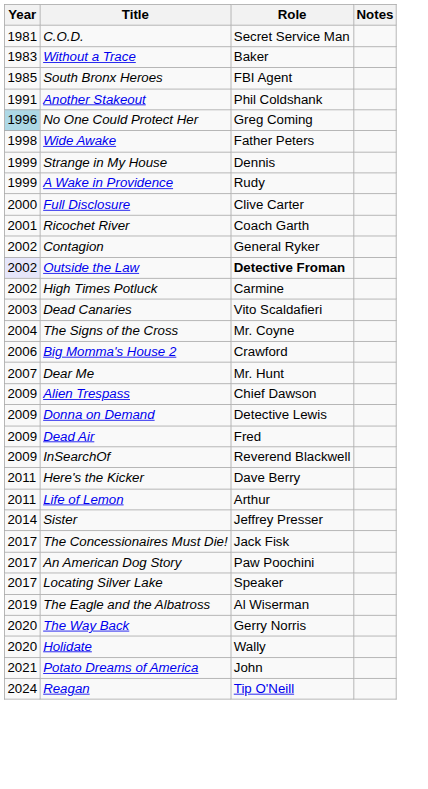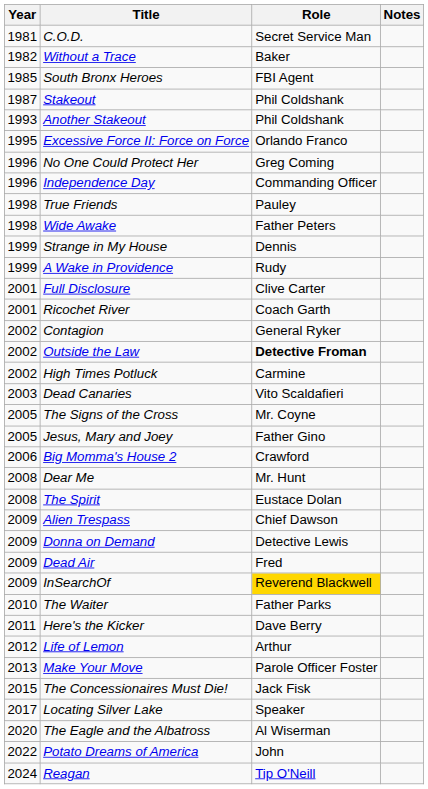(22, 57) 1983 -> (22, 57) 1982
+ row: (69, 99)
(22, 99) 1991 -> (22, 120) 1993
+ row: (146, 141)
(22, 120) lightblue background -> (22, 162) no background
+ row: (99, 183)
+ row: (80, 204)
(22, 204) 2000 -> (22, 288) 2001
(22, 267) lavender background -> (22, 352) no background
(22, 330) 2004 -> (22, 415) 2005
+ row: (108, 436)
(22, 373) 2007 -> (22, 478) 2008
+ row: (72, 499)
(292, 457) no background -> (313, 583) gold background
+ row: (75, 604)
(22, 499) 2011 -> (22, 646) 2012
+ row: (93, 667)
- row: (60, 520)
(22, 541) 2017 -> (22, 688) 2015
- row: (112, 562)
(22, 604) 2019 -> (22, 731) 2020
- row: (86, 625)
- row: (68, 646)
(22, 667) 2021 -> (22, 752) 2022
